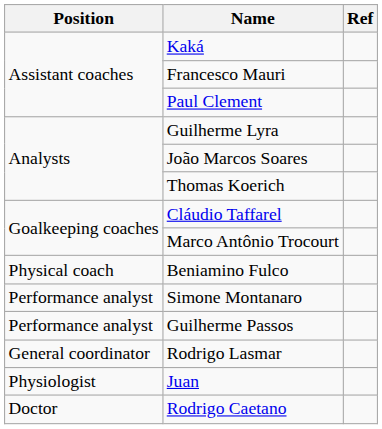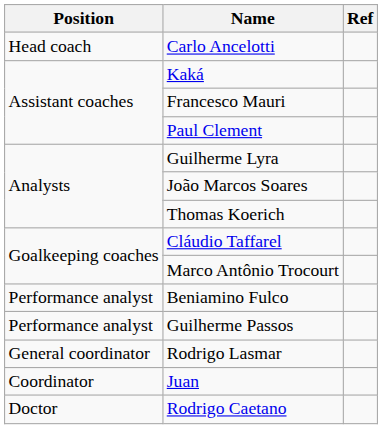+ row: (221, 46)
(61, 269) Physical coach -> (81, 297) Performance analyst
- row: (234, 297)
(52, 381) Physiologist -> (51, 381) Coordinator
